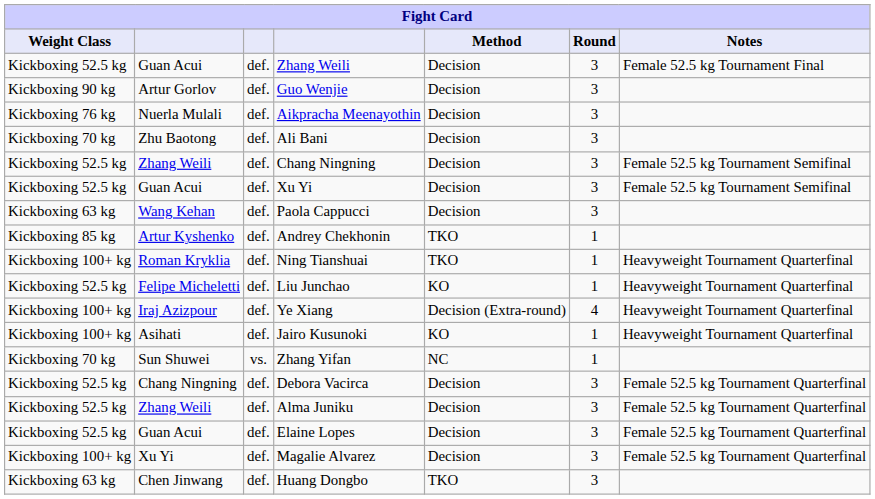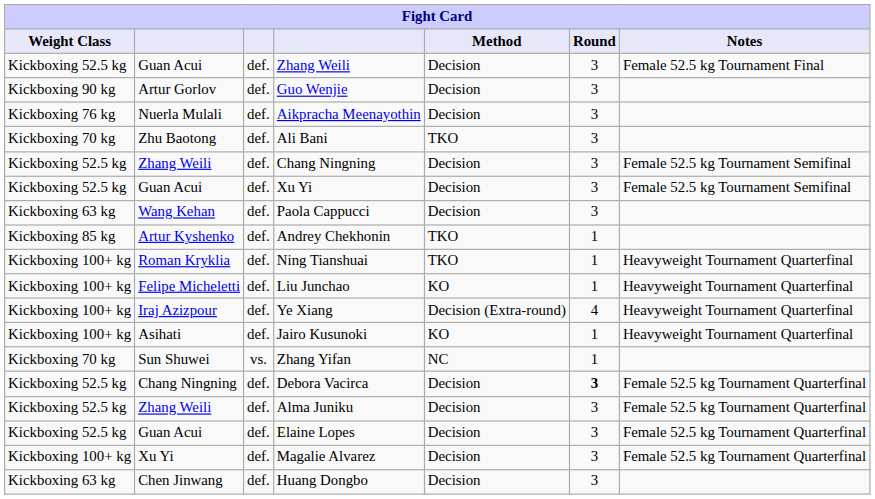(454, 138) Decision -> (443, 138) TKO
(67, 285) Kickboxing 52.5 kg -> (70, 285) Kickboxing 100+ kg
(594, 383) normal -> (594, 383) bold
(443, 481) TKO -> (454, 481) Decision
